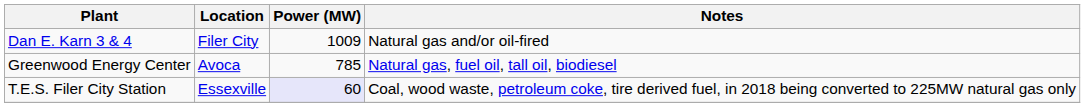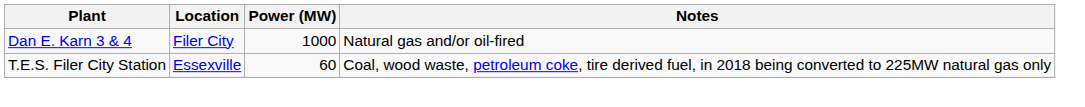(344, 41) 1009 -> (319, 41) 1000
- row: (99, 65)
(353, 89) lavender background -> (328, 65) no background
